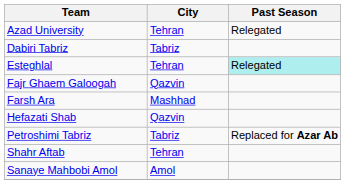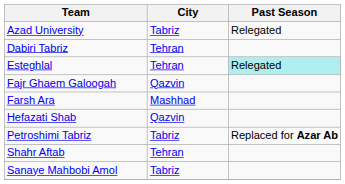(167, 30) Tehran -> (165, 30) Tabriz
(165, 48) Tabriz -> (167, 48) Tehran
(163, 170) Amol -> (165, 170) Tabriz
